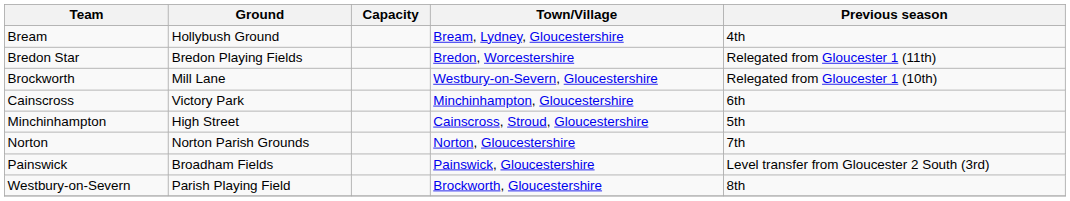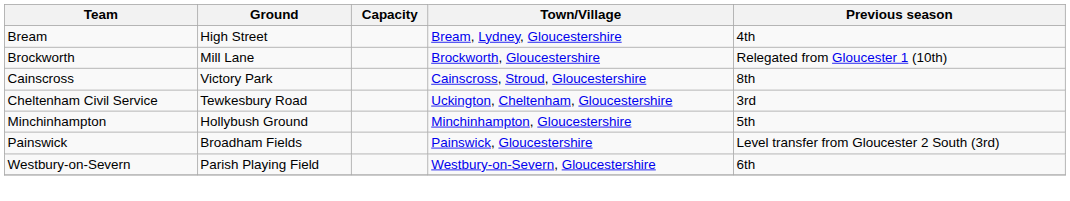(225, 36) Hollybush Ground -> (234, 36) High Street
- row: (43, 57)
(546, 79) Westbury-on-Severn, Gloucestershire -> (516, 57) Brockworth, Gloucestershire
(533, 100) Minchinhampton, Gloucestershire -> (539, 79) Cainscross, Stroud, Gloucestershire
(736, 100) 6th -> (746, 79) 8th
+ row: (83, 100)
(205, 121) High Street -> (254, 121) Hollybush Ground
(541, 121) Cainscross, Stroud, Gloucestershire -> (531, 121) Minchinhampton, Gloucestershire
- row: (28, 143)
(518, 185) Brockworth, Gloucestershire -> (544, 164) Westbury-on-Severn, Gloucestershire
(736, 185) 8th -> (746, 164) 6th
